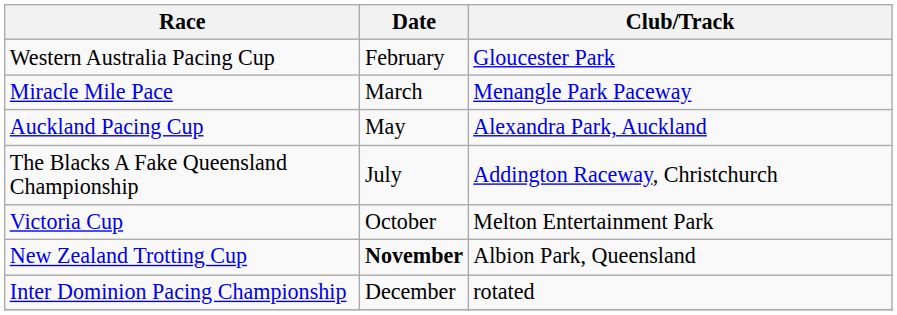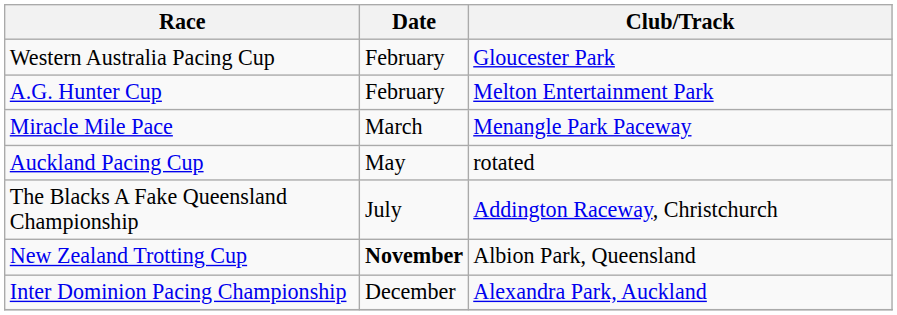+ row: (86, 92)
(590, 127) Alexandra Park, Auckland -> (504, 162) rotated
- row: (66, 221)
(504, 291) rotated -> (590, 291) Alexandra Park, Auckland
